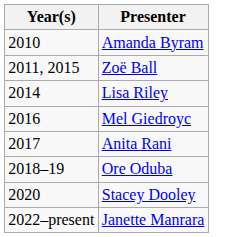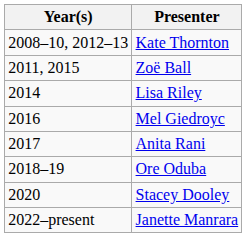+ row: (182, 42)
- row: (153, 42)
